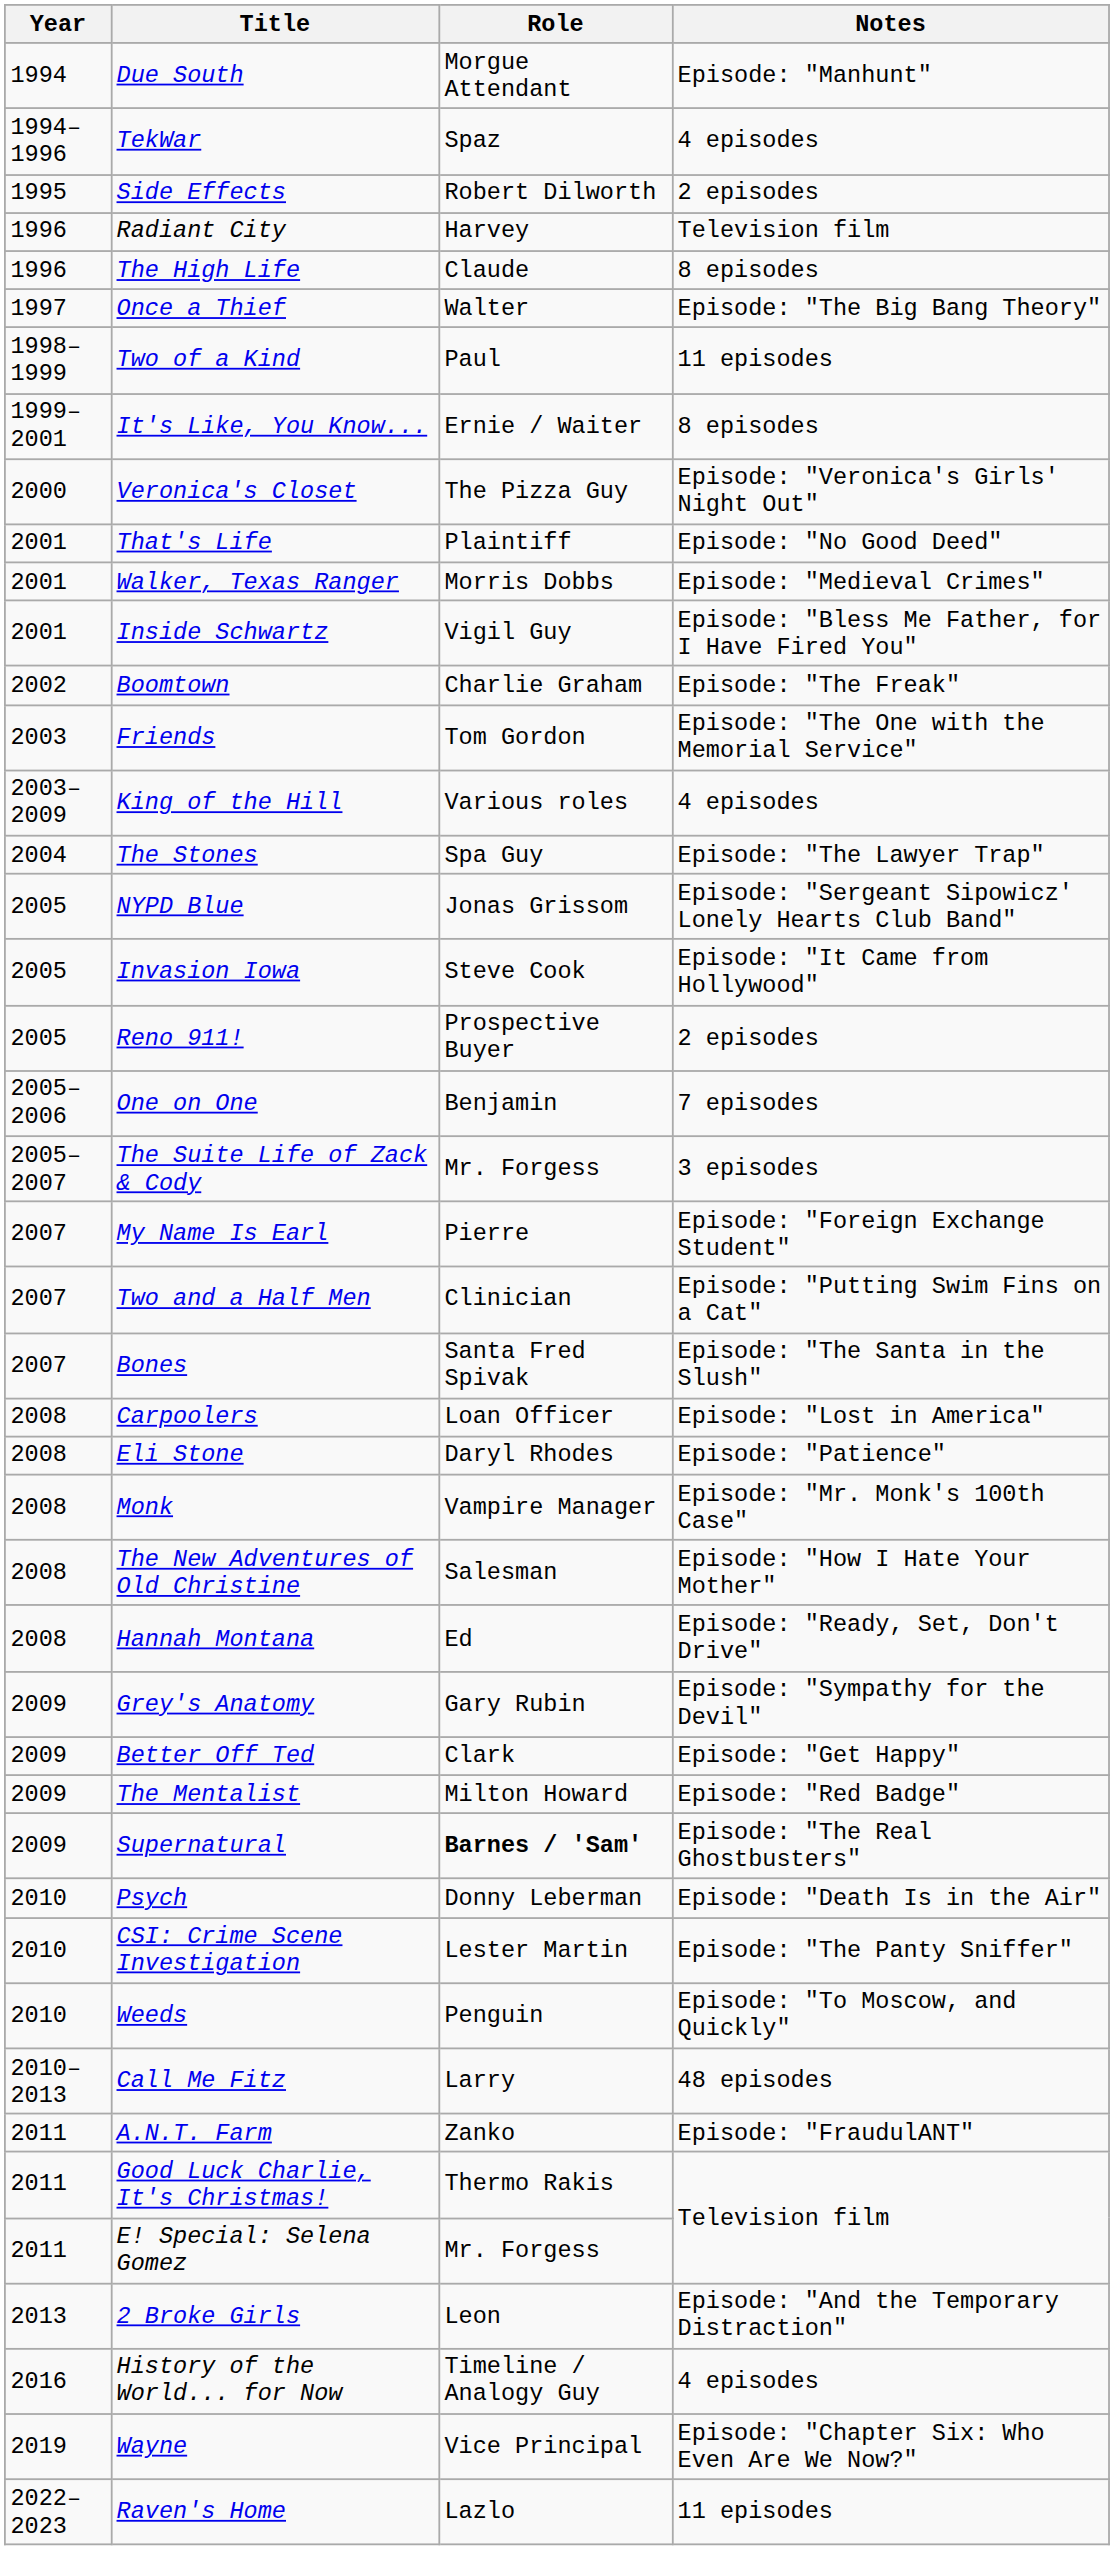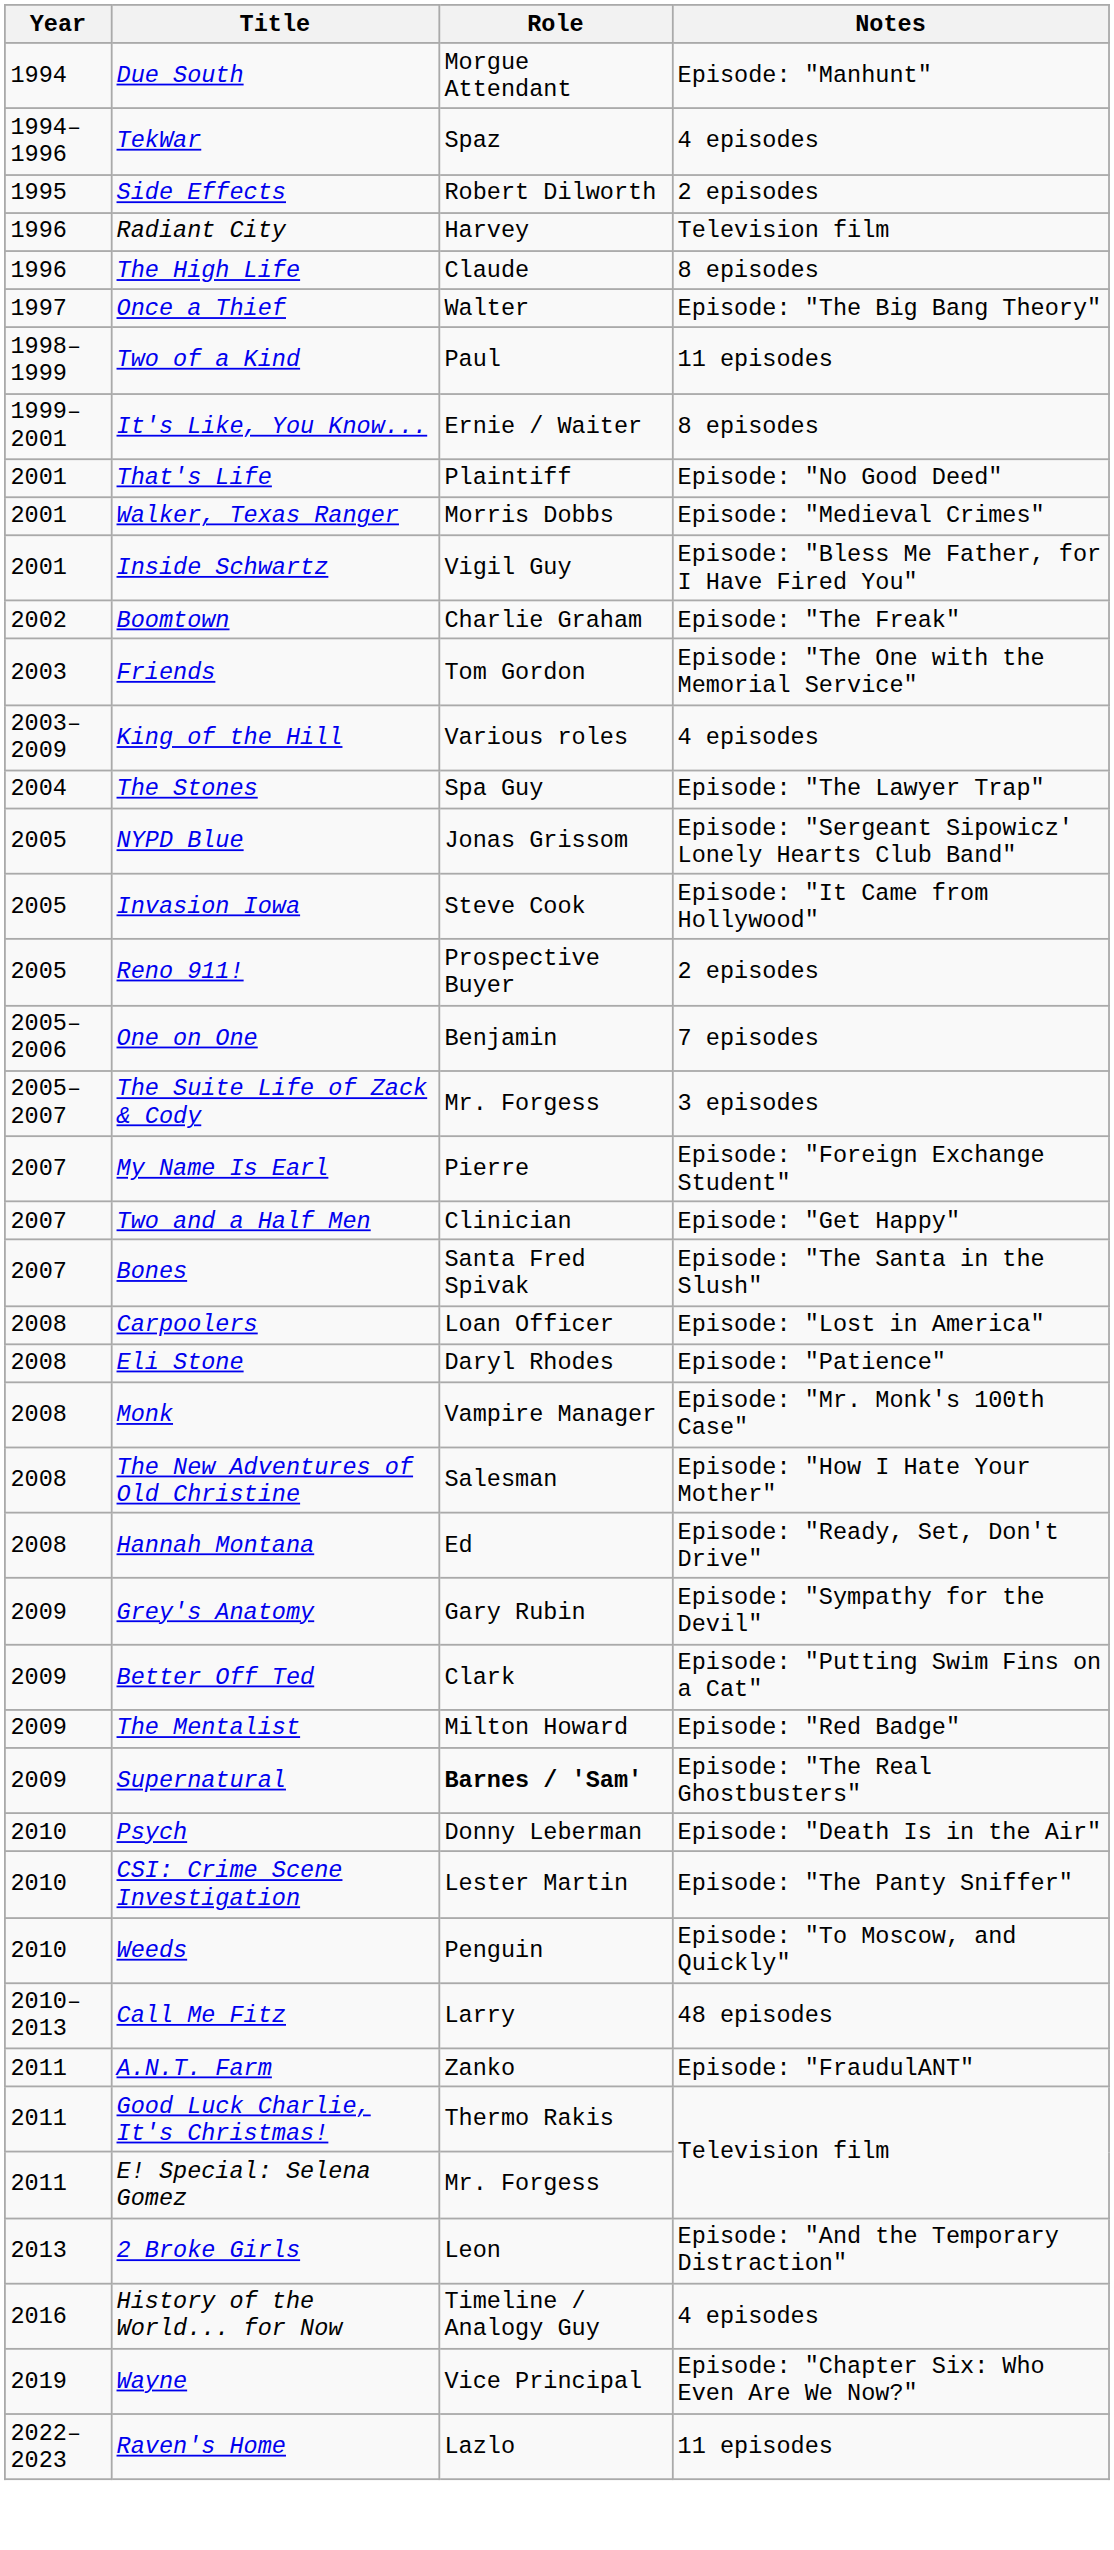- row: (237, 491)
(889, 1300) Episode: "Putting Swim Fins on a Cat" -> (819, 1221) Episode: "Get Happy"
(819, 1756) Episode: "Get Happy" -> (889, 1677) Episode: "Putting Swim Fins on a Cat"
